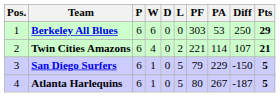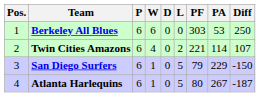- column: (265, 13)
